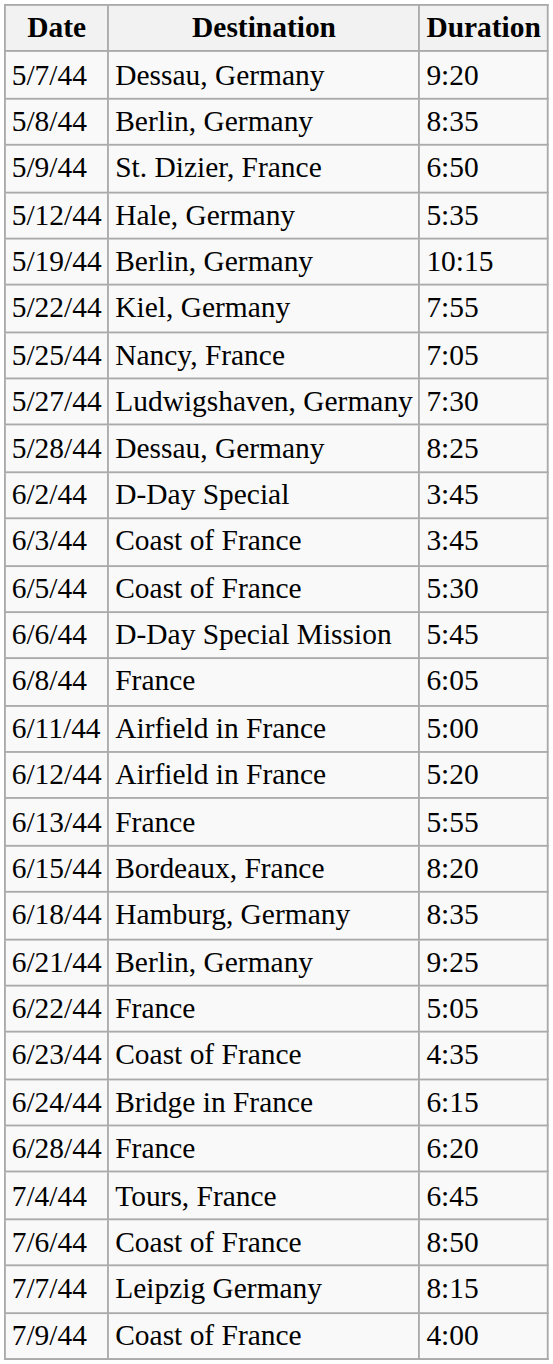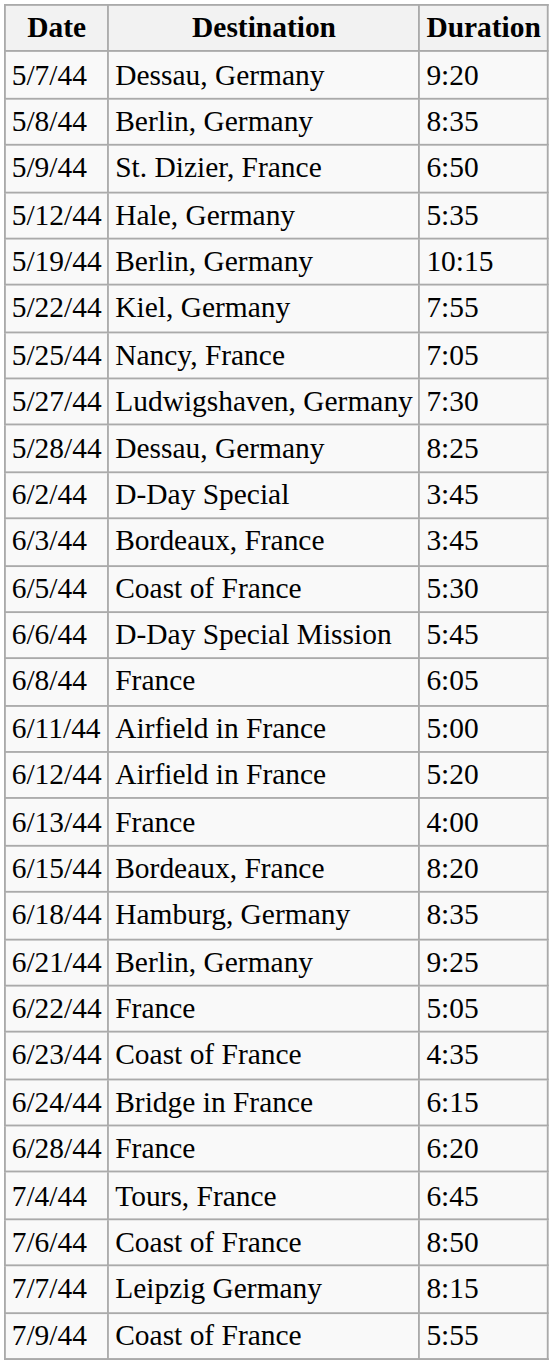(208, 541) Coast of France -> (220, 541) Bordeaux, France
(453, 821) 5:55 -> (453, 821) 4:00
(453, 1335) 4:00 -> (453, 1335) 5:55
